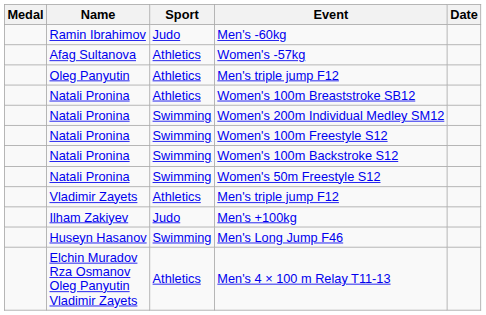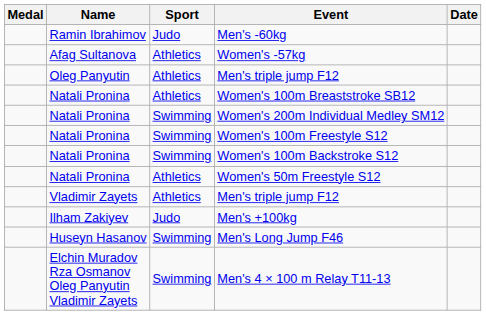(182, 176) Swimming -> (177, 176) Athletics
(177, 279) Athletics -> (182, 279) Swimming
